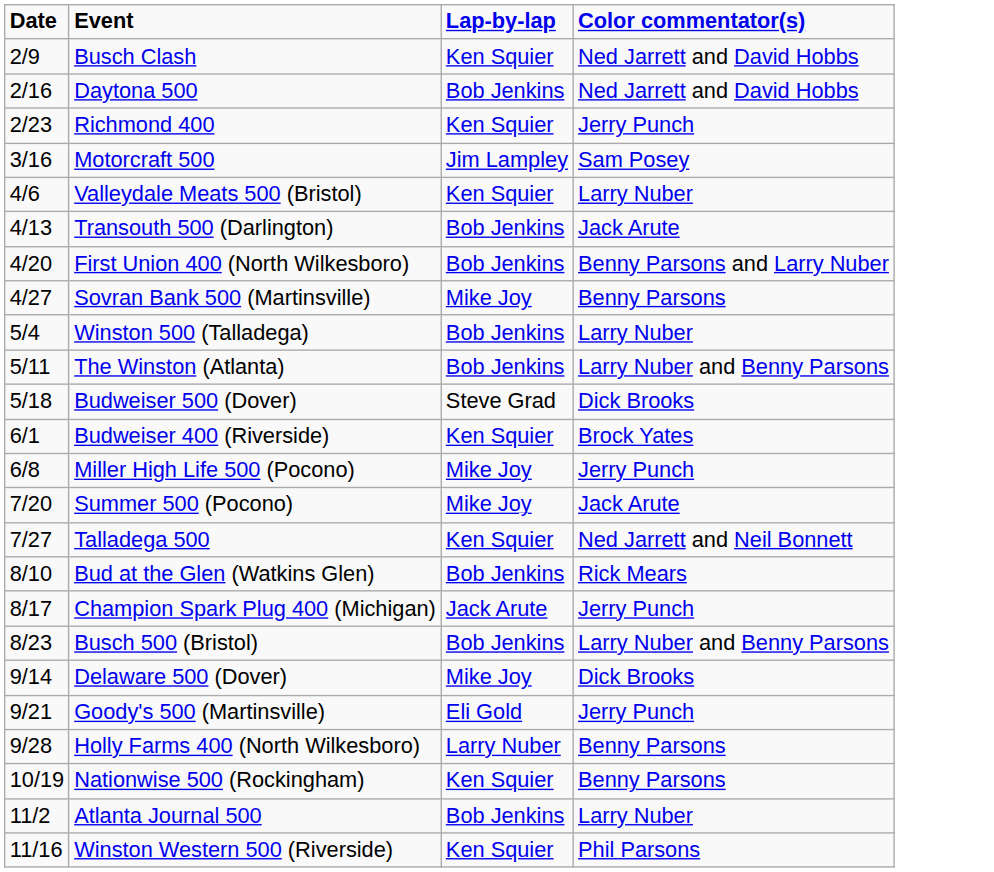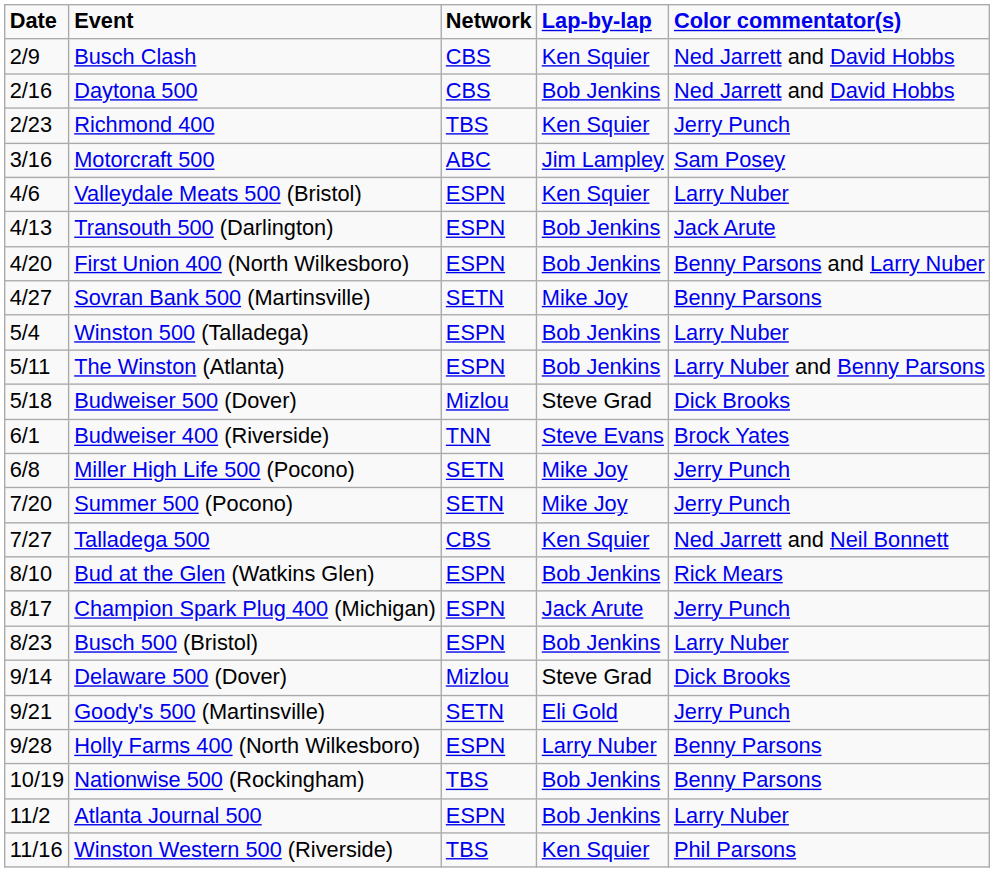+ column: (489, 21)
(500, 435) Ken Squier -> (603, 435) Steve Evans
(629, 504) Jack Arute -> (732, 504) Jerry Punch
(733, 642) Larry Nuber and Benny Parsons -> (731, 642) Larry Nuber
(489, 677) Mike Joy -> (597, 677) Steve Grad
(500, 780) Ken Squier -> (601, 780) Bob Jenkins
